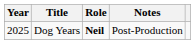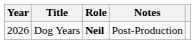(18, 30) 2025 -> (18, 30) 2026
